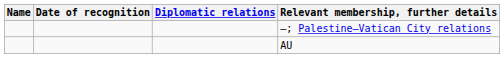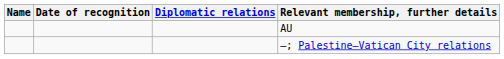rows swapped: (286, 45) <-> (386, 29)
